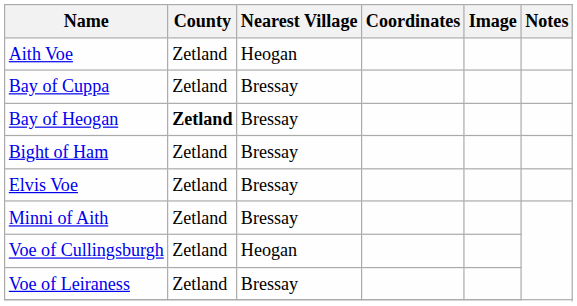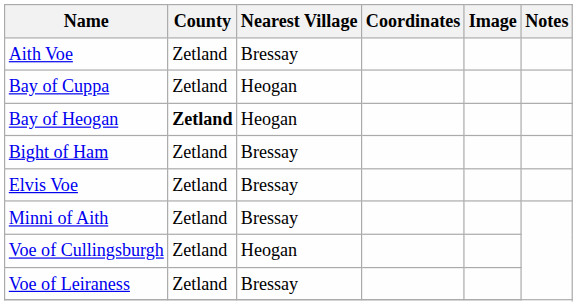(269, 53) Heogan -> (269, 53) Bressay
(269, 86) Bressay -> (269, 86) Heogan
(269, 119) Bressay -> (269, 119) Heogan
